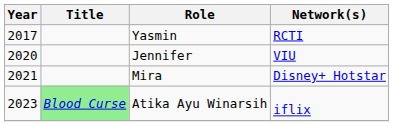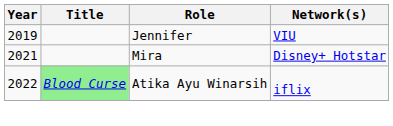- row: (155, 35)
(22, 55) 2020 -> (22, 35) 2019
(22, 103) 2023 -> (22, 83) 2022
